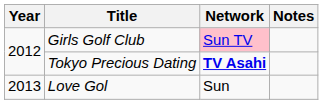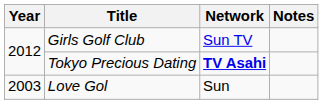(228, 39) pink background -> (228, 39) no background
(24, 87) 2013 -> (24, 87) 2003
